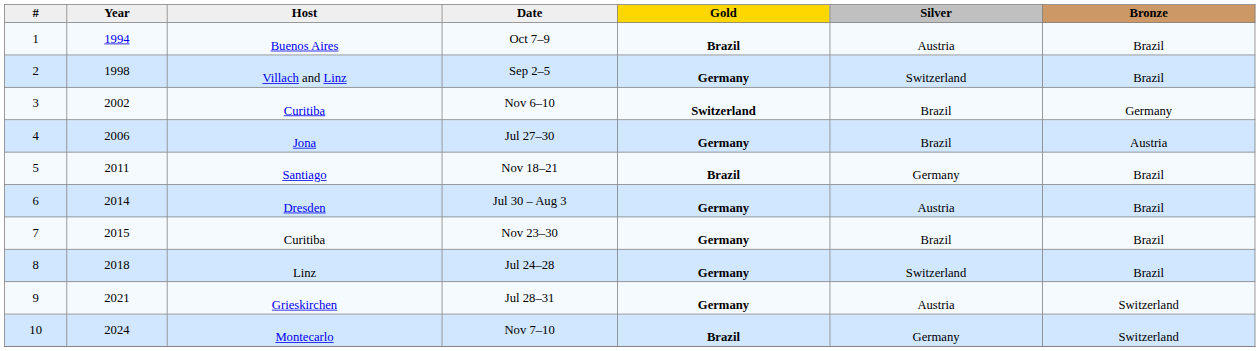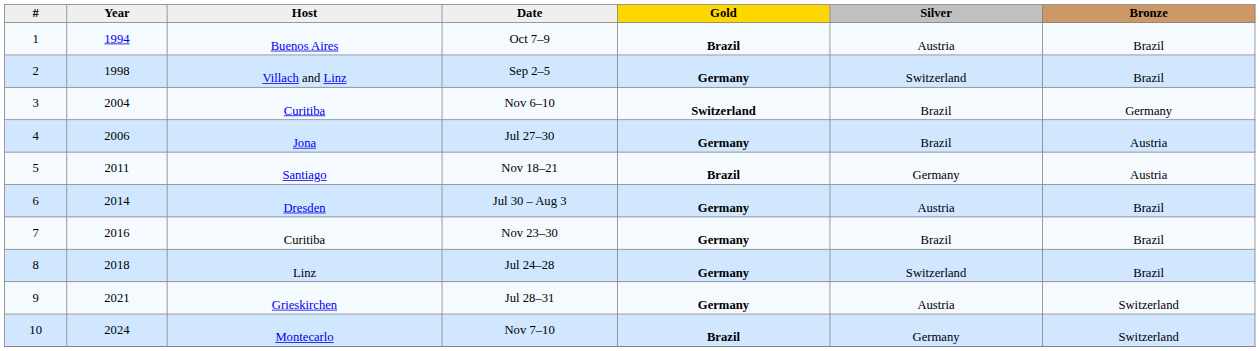(117, 103) 2002 -> (117, 103) 2004
(1149, 175) Brazil -> (1149, 175) Austria
(117, 233) 2015 -> (117, 233) 2016
